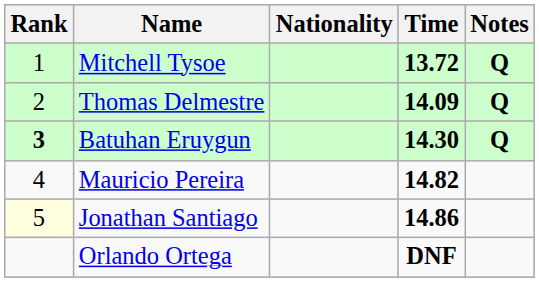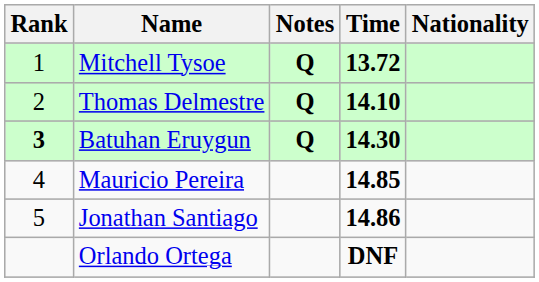columns swapped: (334, 23) <-> (500, 23)
(432, 101) 14.09 -> (373, 101) 14.10
(432, 179) 14.82 -> (373, 179) 14.85
(39, 218) lightyellow background -> (39, 218) no background
